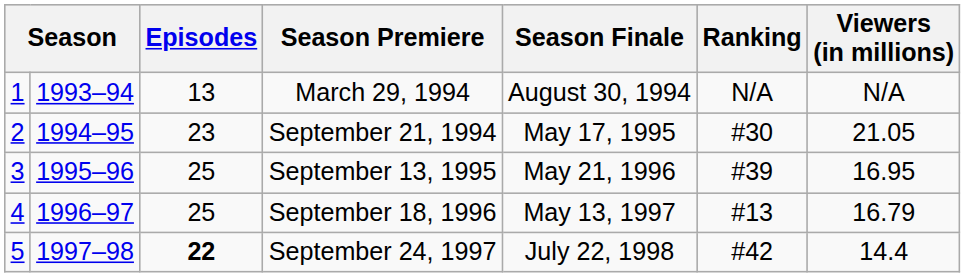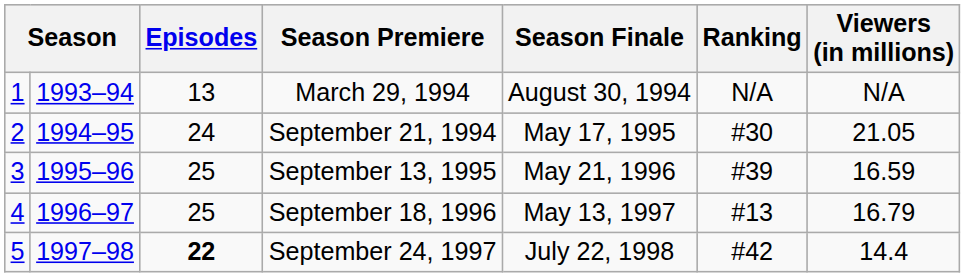(201, 132) 23 -> (201, 132) 24
(884, 172) 16.95 -> (884, 172) 16.59
